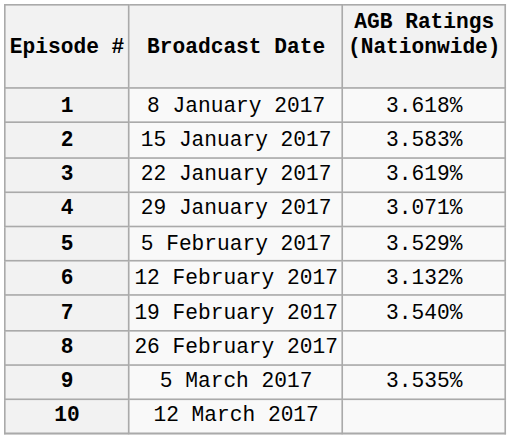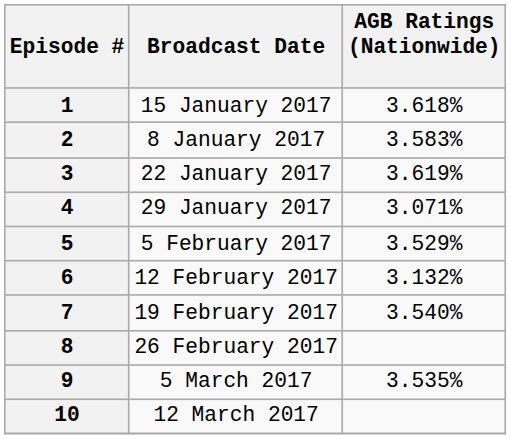(236, 106) 8 January 2017 -> (236, 106) 15 January 2017
(236, 140) 15 January 2017 -> (236, 140) 8 January 2017
